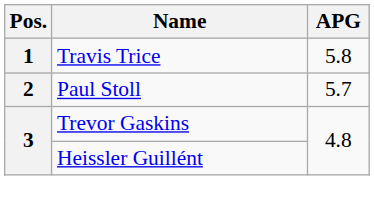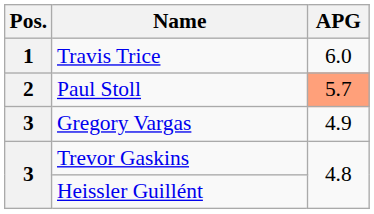(338, 55) 5.8 -> (338, 55) 6.0
(338, 89) no background -> (338, 89) lightsalmon background
+ row: (124, 123)
